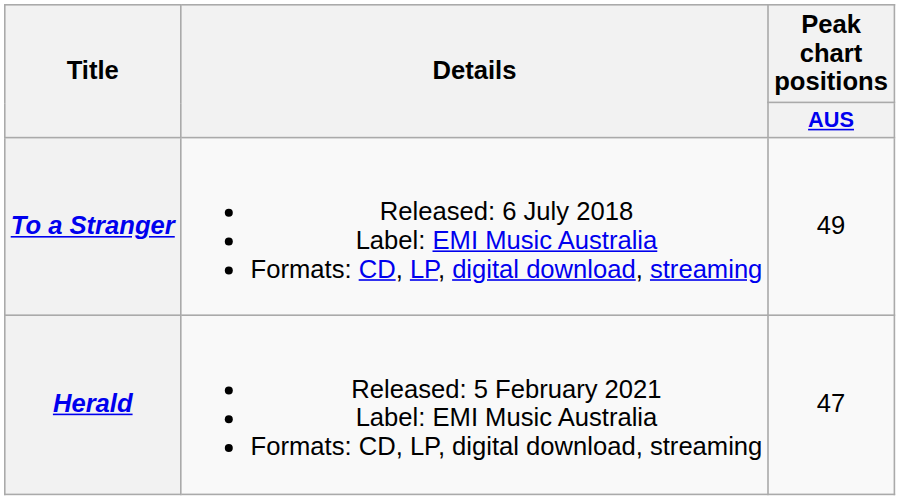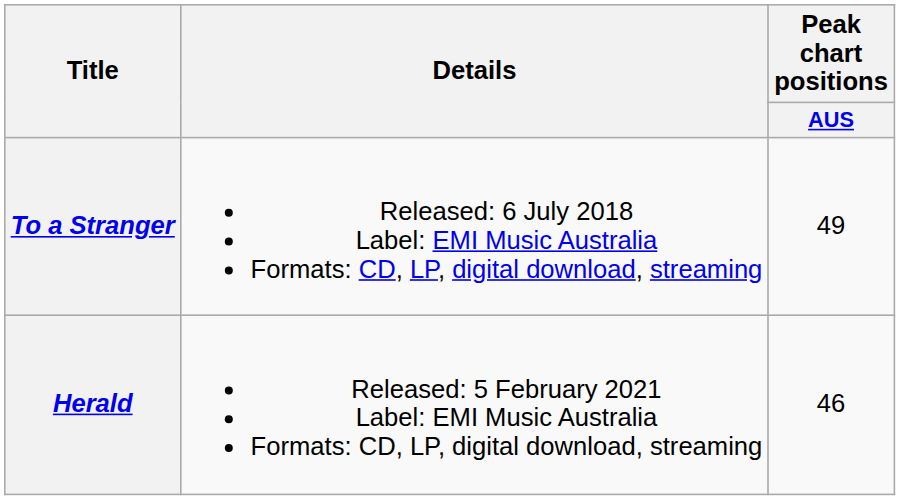(831, 404) 47 -> (831, 404) 46
